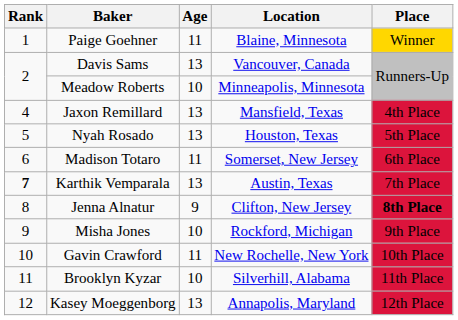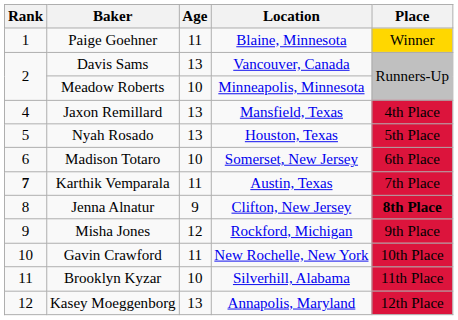(195, 159) 11 -> (195, 159) 10
(195, 183) 13 -> (195, 183) 11
(195, 231) 10 -> (195, 231) 12
